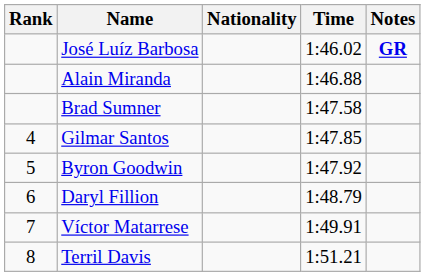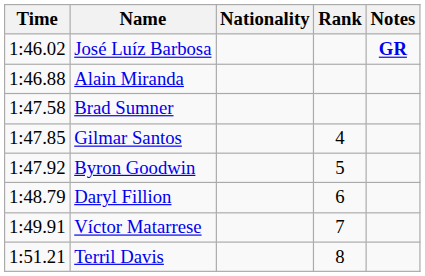columns swapped: (31, 19) <-> (334, 19)
